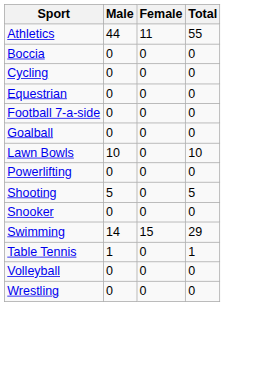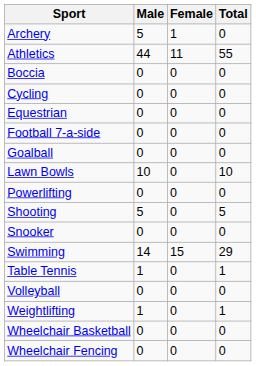+ row: (29, 34)
+ row: (41, 311)
+ row: (69, 331)
+ row: (62, 350)
- row: (33, 291)
